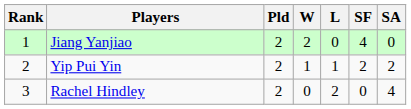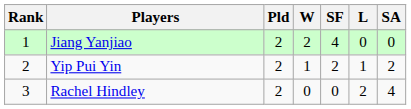columns swapped: (335, 17) <-> (363, 17)
